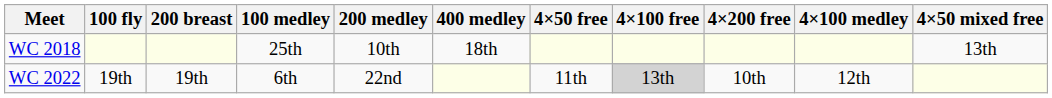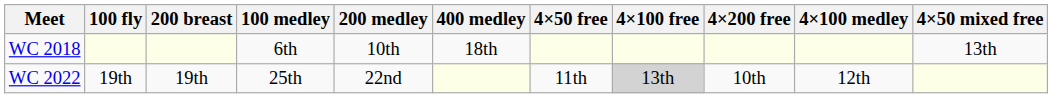(286, 48) 25th -> (286, 48) 6th
(286, 78) 6th -> (286, 78) 25th
